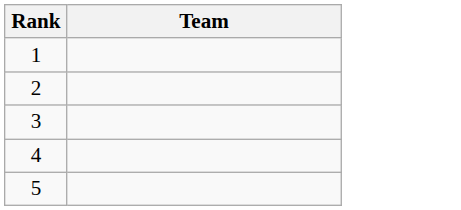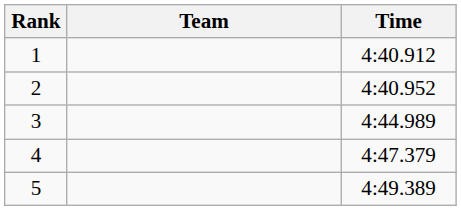+ column: (399, 21)
